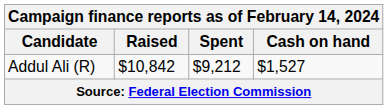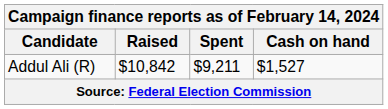(217, 66) $9,212 -> (217, 66) $9,211
